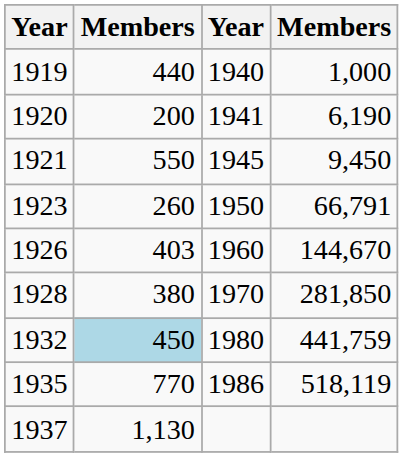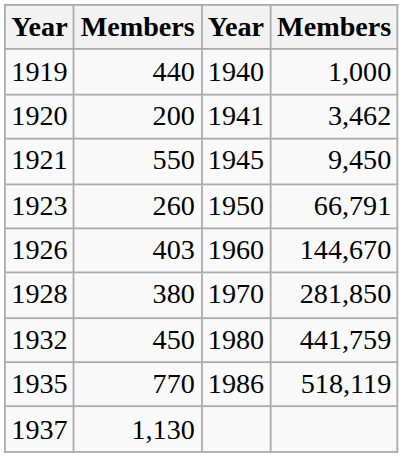(360, 116) 6,190 -> (360, 116) 3,462
(174, 339) lightblue background -> (174, 339) no background
